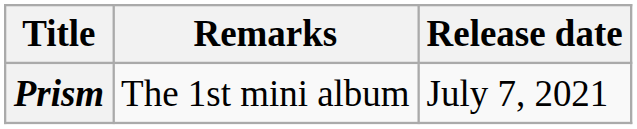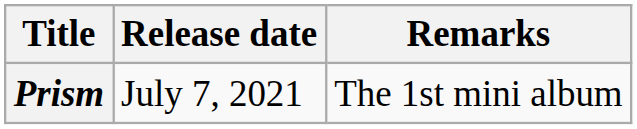columns swapped: (525, 33) <-> (265, 33)
